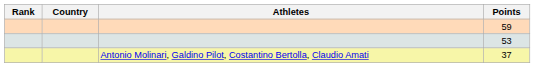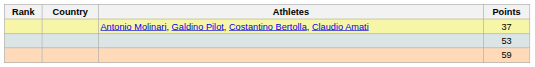rows swapped: (507, 56) <-> (507, 27)
